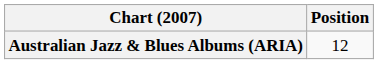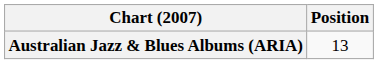(340, 44) 12 -> (340, 44) 13
